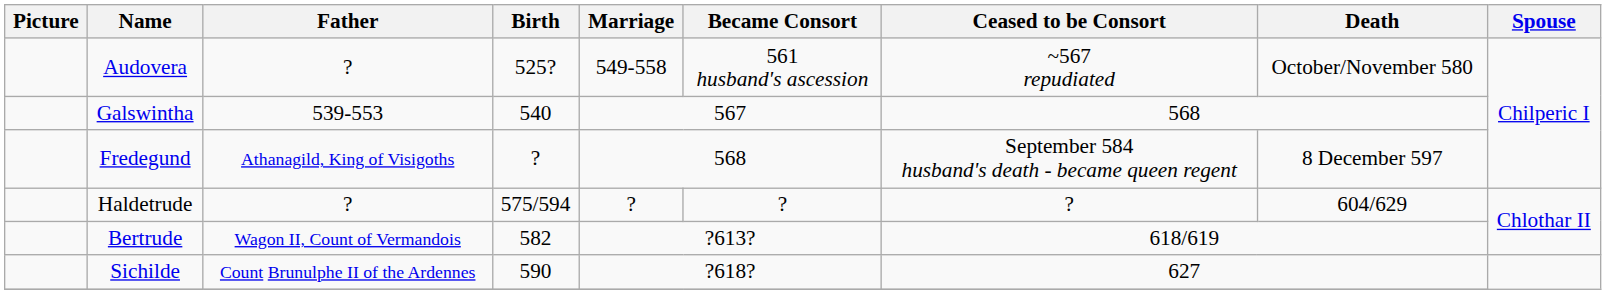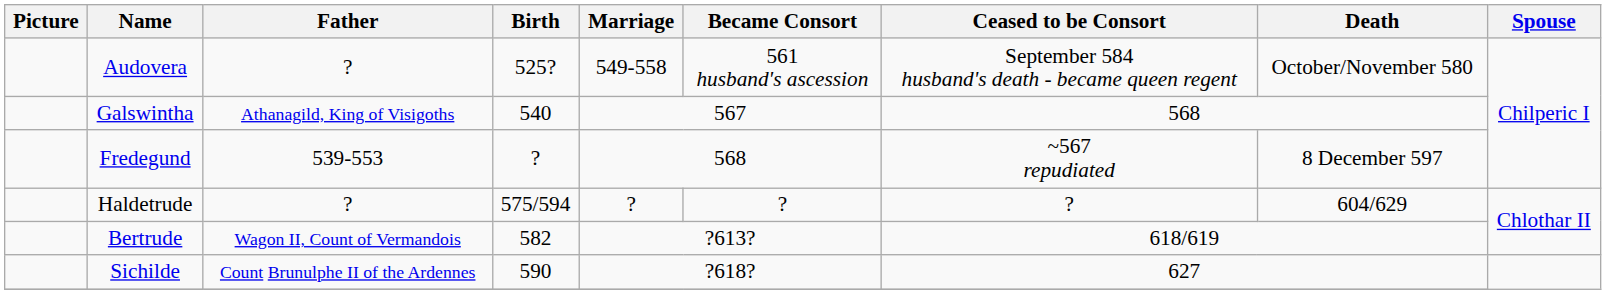(1069, 67) ~567 repudiated -> (1069, 67) September 584 husband's death - became queen regent
(348, 112) 539-553 -> (348, 114) Athanagild, King of Visigoths
(348, 159) Athanagild, King of Visigoths -> (348, 158) 539-553
(1069, 158) September 584 husband's death - became queen regent -> (1069, 158) ~567 repudiated
